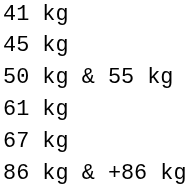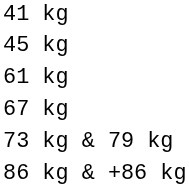- row: (88, 77)
+ row: (88, 141)
